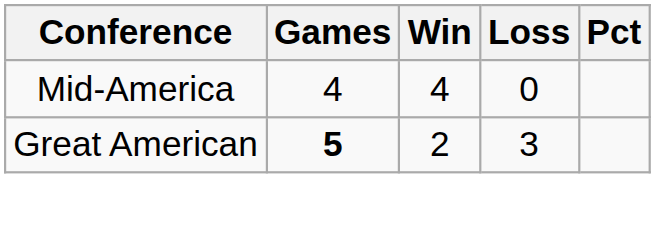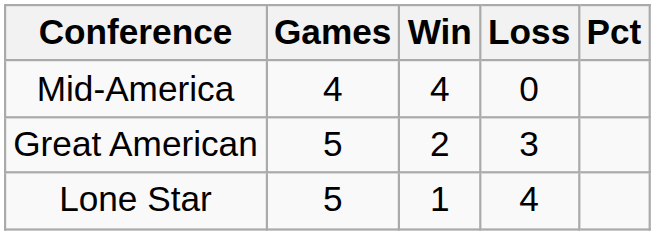(333, 144) bold -> (333, 144) normal
+ row: (135, 199)
